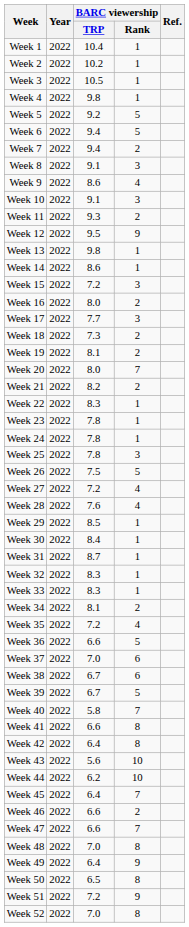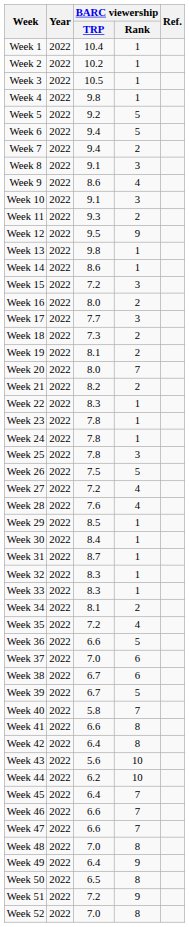(137, 812) 2 -> (137, 812) 7
